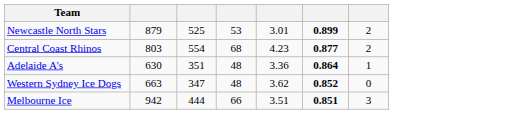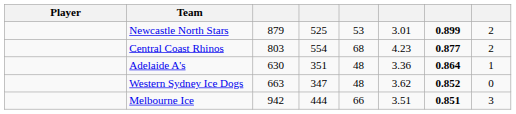+ column: (66, 13)
